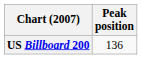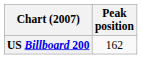(114, 44) 136 -> (114, 44) 162
